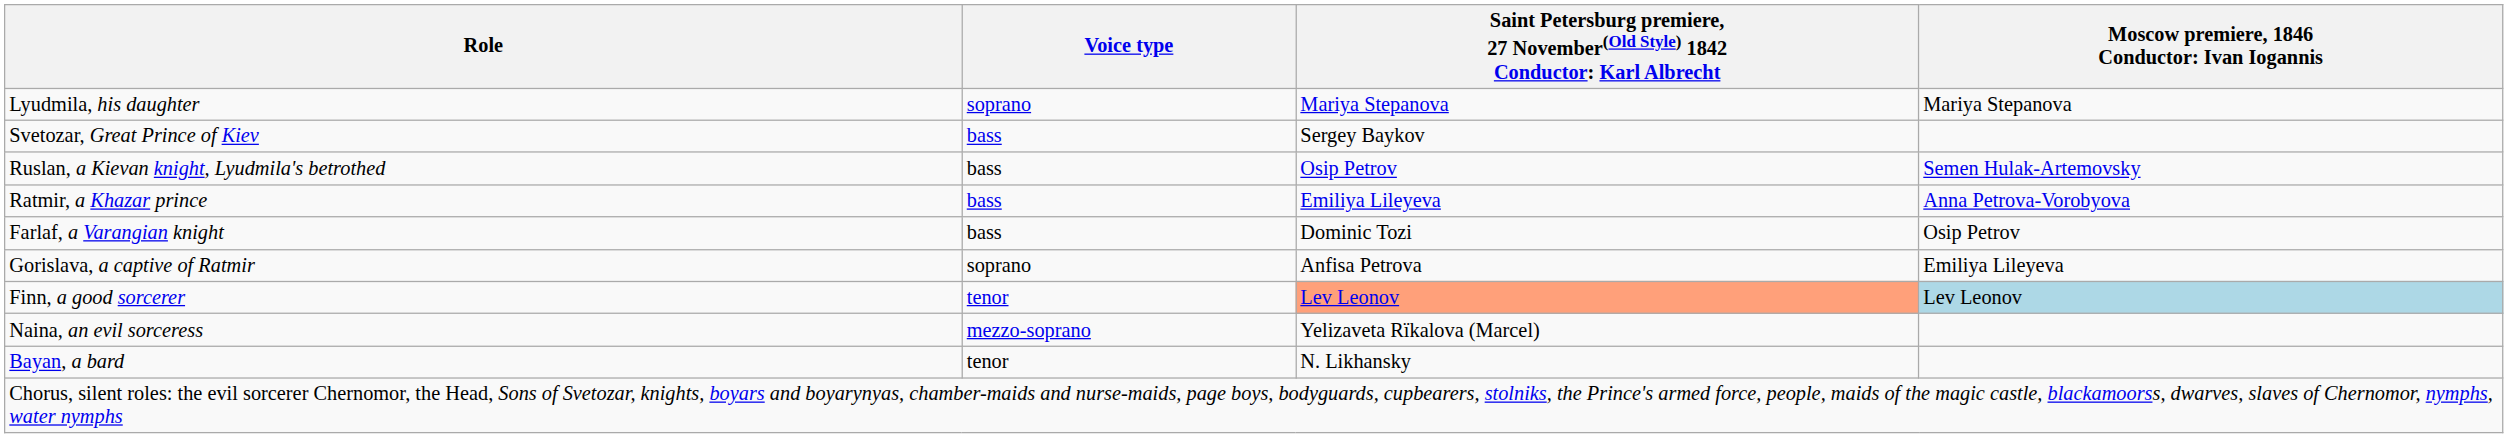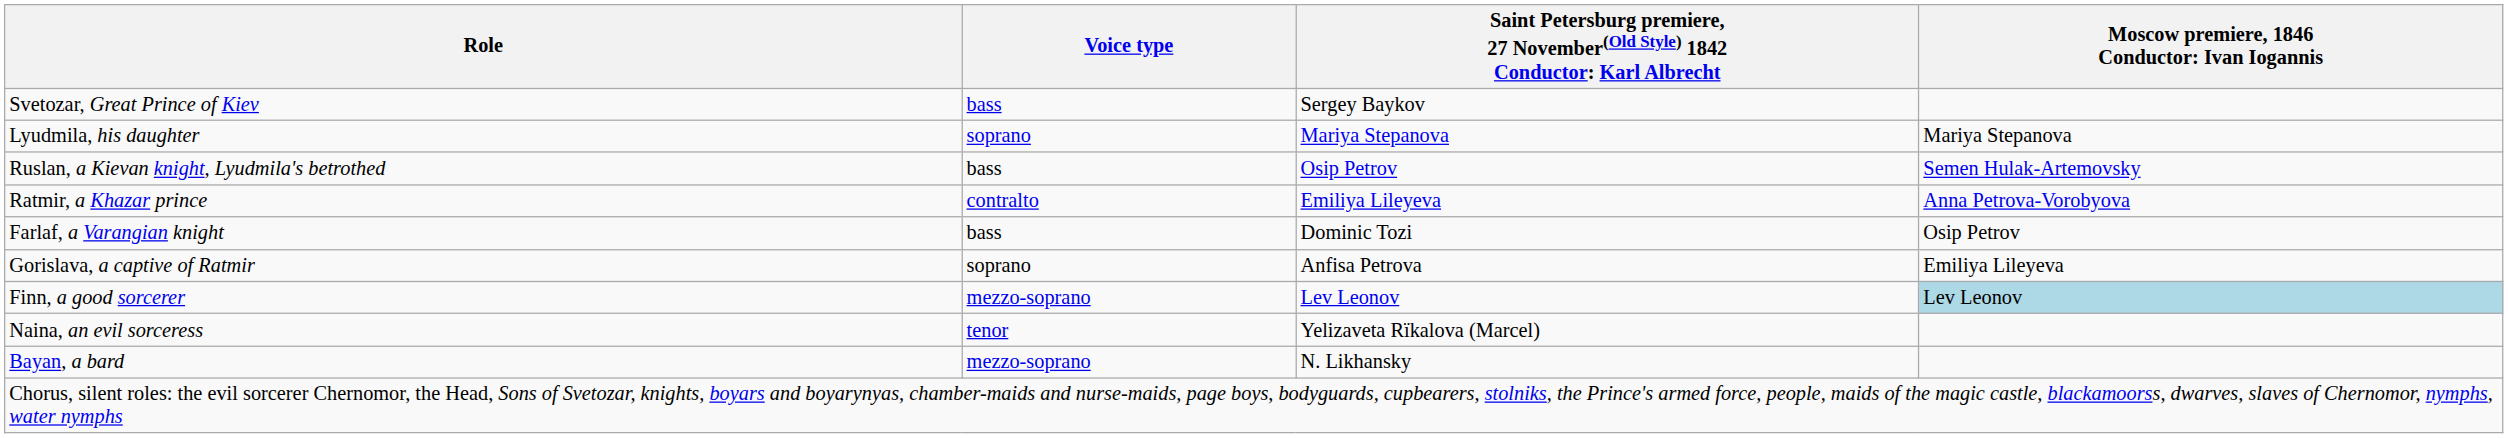rows swapped: (134, 136) <-> (104, 104)
(984, 200) bass -> (1003, 200) contralto
(988, 297) tenor -> (1029, 297) mezzo-soprano
(1350, 297) lightsalmon background -> (1350, 297) no background
(1029, 329) mezzo-soprano -> (987, 329) tenor
(988, 361) tenor -> (1029, 361) mezzo-soprano
